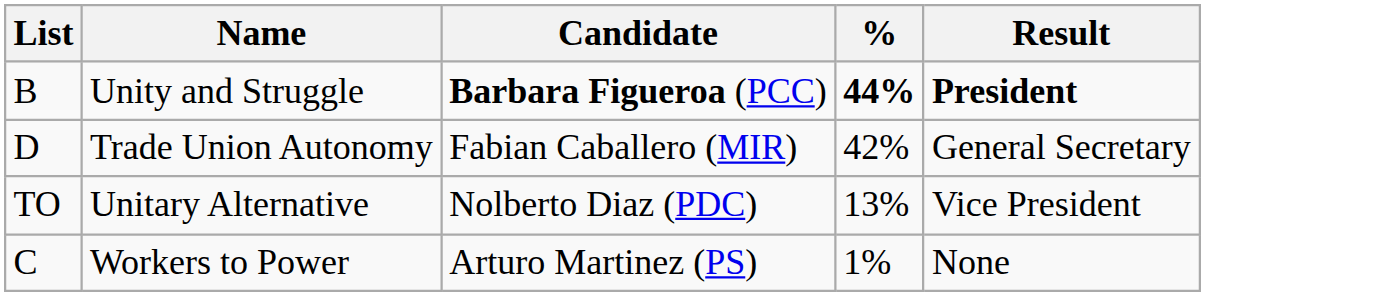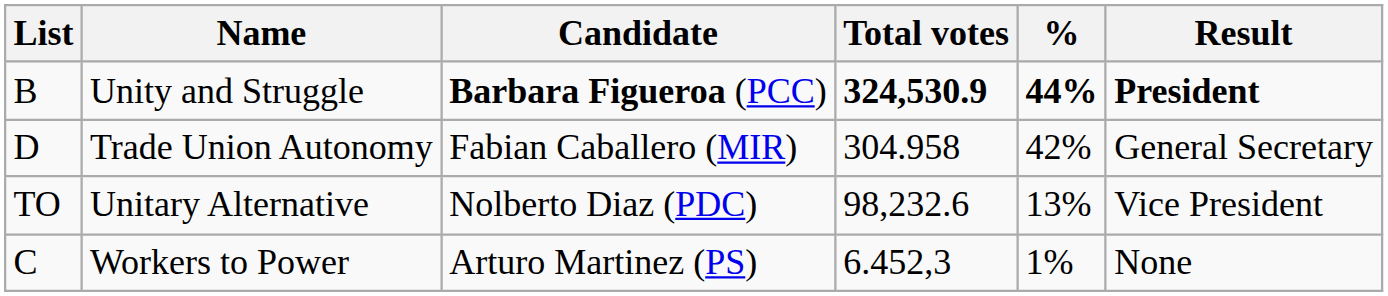+ column: (926, 33)
